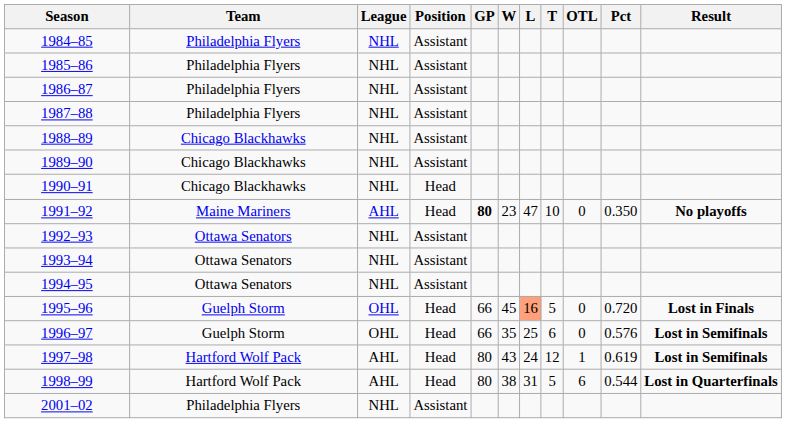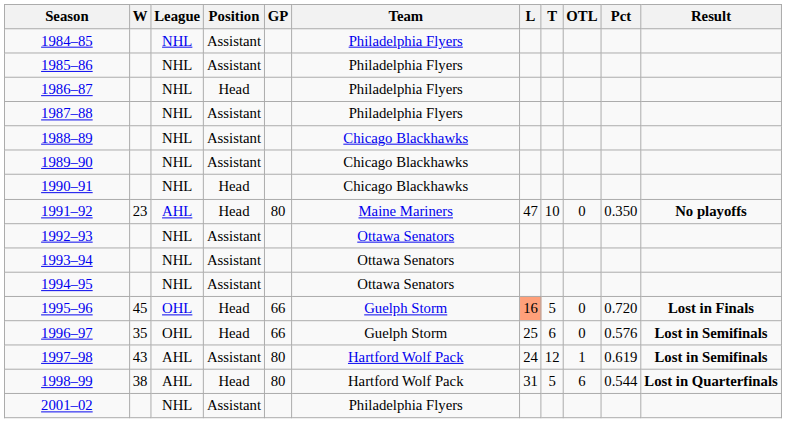columns swapped: (243, 16) <-> (509, 16)
(440, 89) Assistant -> (234, 89) Head
(485, 211) bold -> (278, 211) normal
(440, 357) Head -> (234, 357) Assistant
